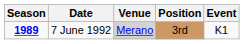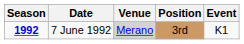(26, 31) 1989 -> (26, 31) 1992
